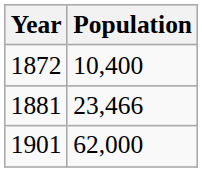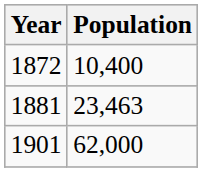(108, 105) 23,466 -> (108, 105) 23,463
